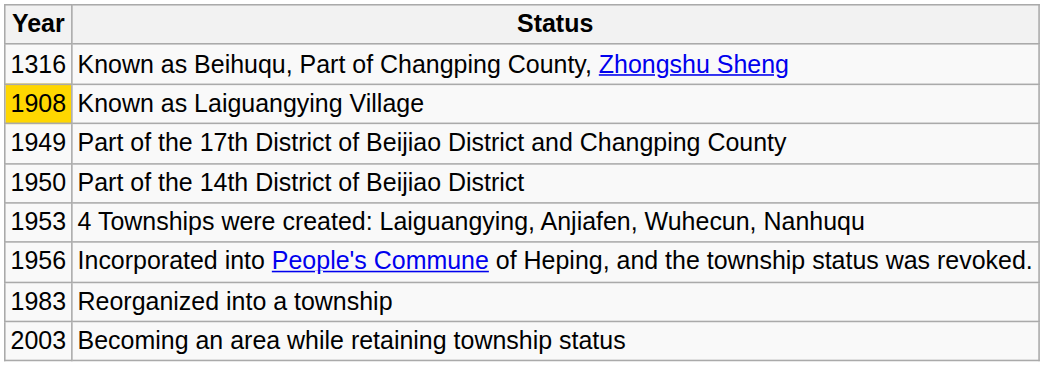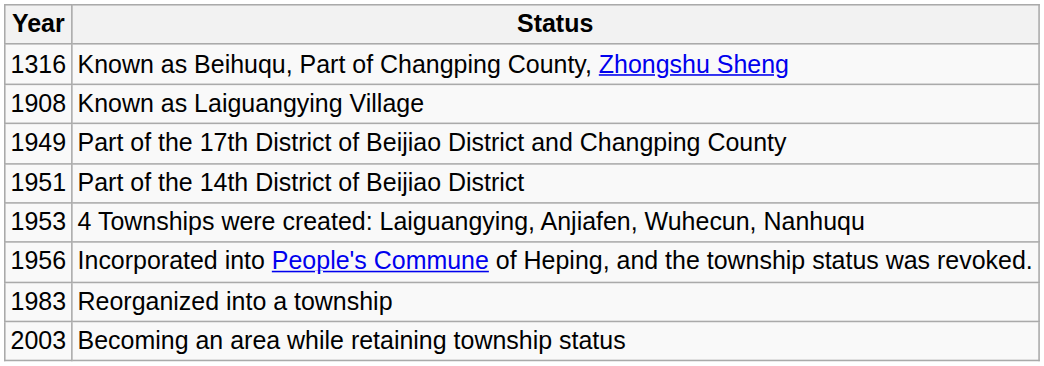(38, 103) gold background -> (38, 103) no background
(38, 182) 1950 -> (38, 182) 1951
